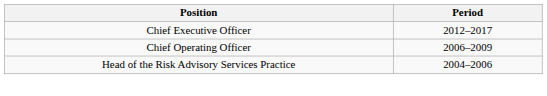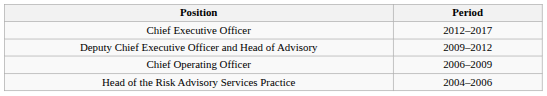+ row: (199, 47)
